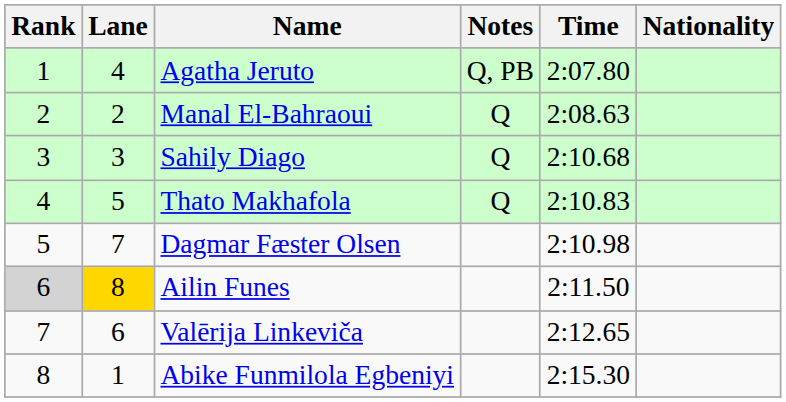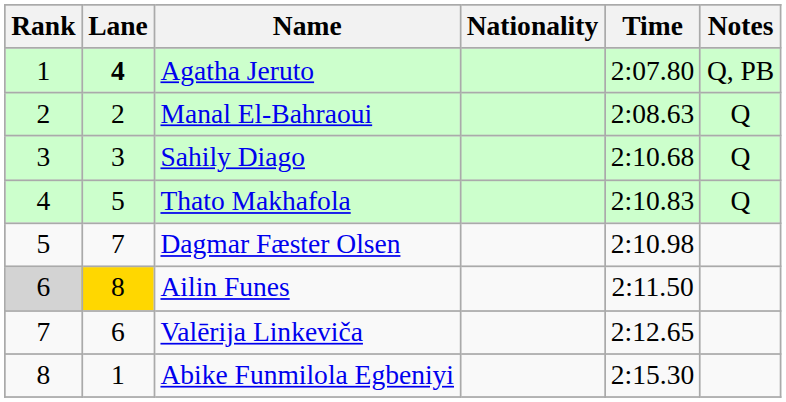columns swapped: (708, 26) <-> (500, 26)
(118, 69) normal -> (118, 69) bold
